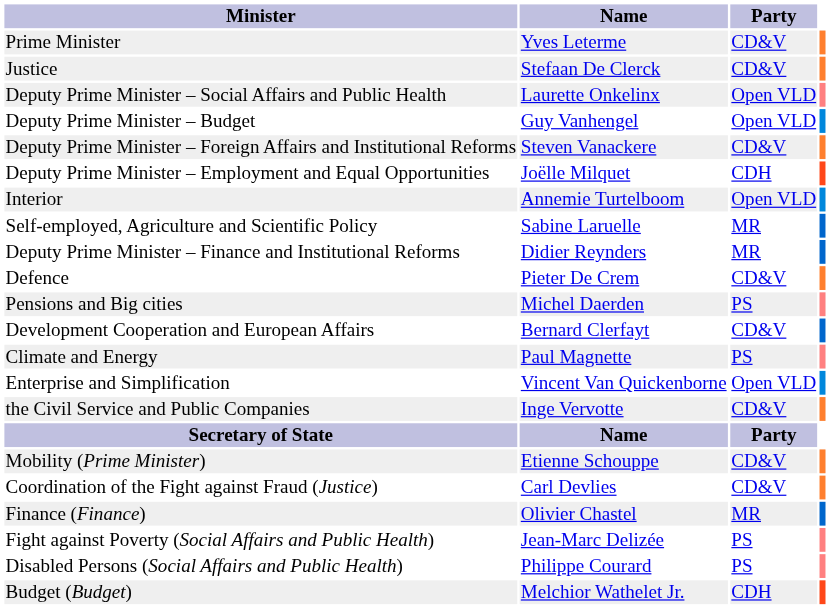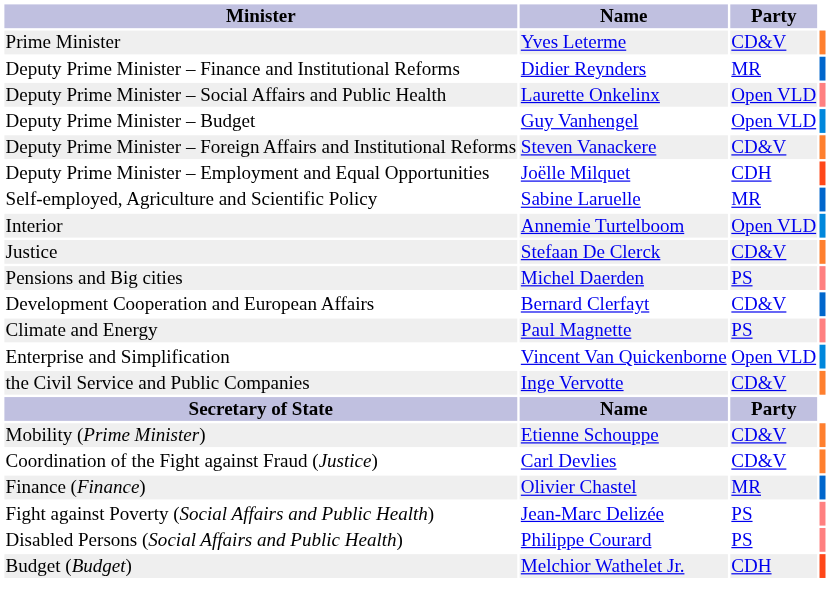rows swapped: (233, 251) <-> (31, 68)
rows swapped: (34, 199) <-> (191, 225)
- row: (37, 277)
